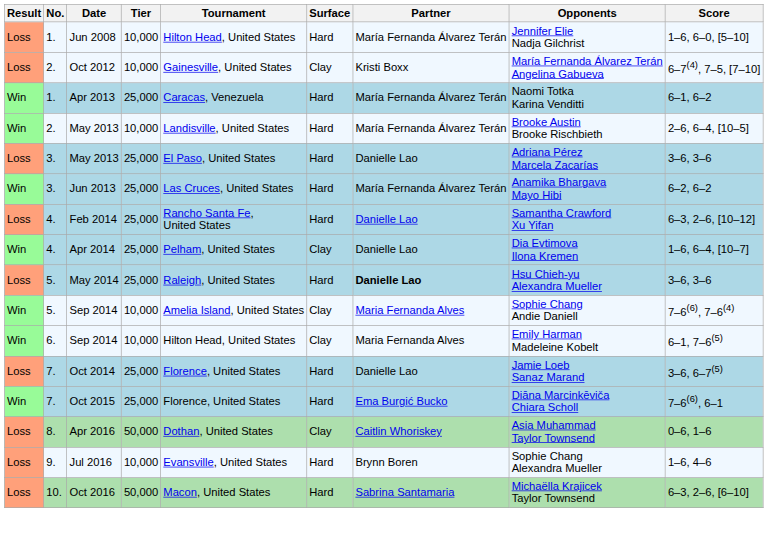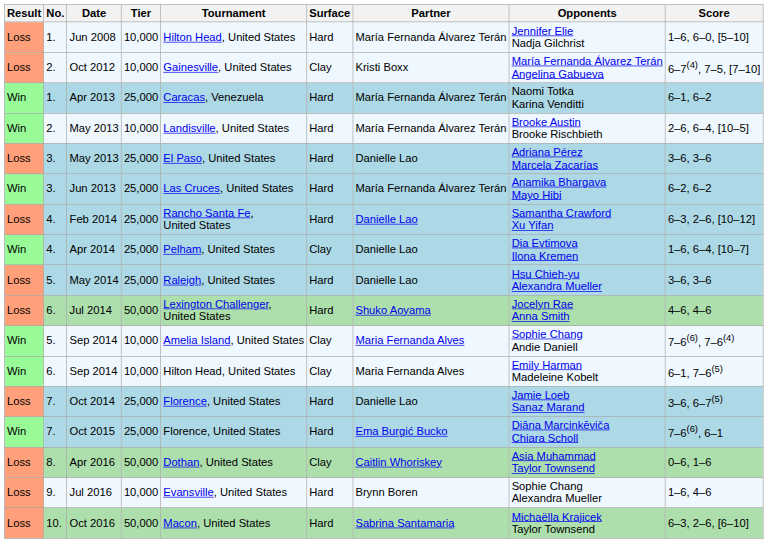(388, 280) bold -> (387, 280) normal
+ row: (51, 310)
